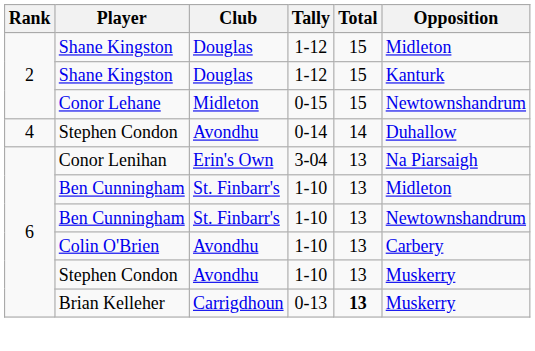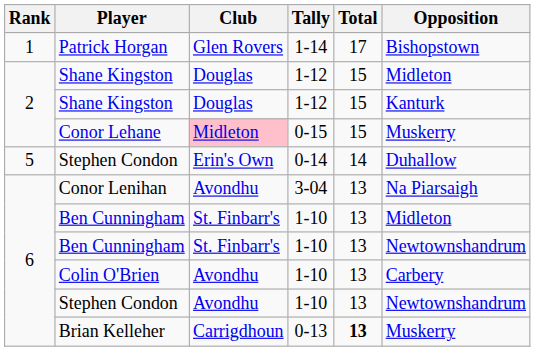+ row: (113, 47)
(226, 103) no background -> (226, 132) pink background
(456, 103) Newtownshandrum -> (421, 132) Muskerry
(30, 132) 4 -> (30, 160) 5
(226, 132) Avondhu -> (233, 160) Erin's Own
(233, 160) Erin's Own -> (226, 189) Avondhu
(421, 274) Muskerry -> (456, 302) Newtownshandrum
